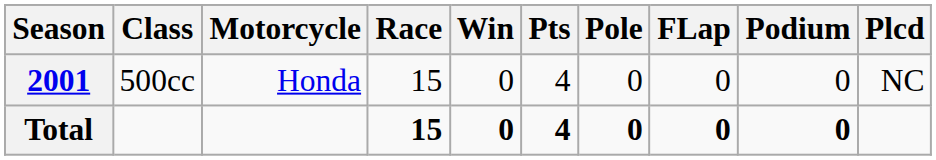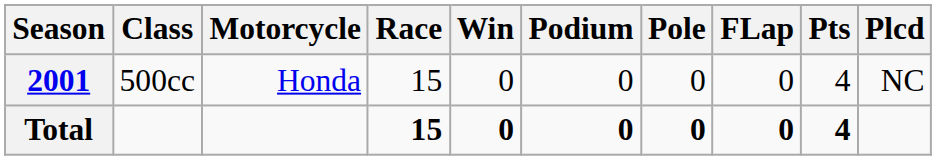columns swapped: (798, 29) <-> (549, 29)
